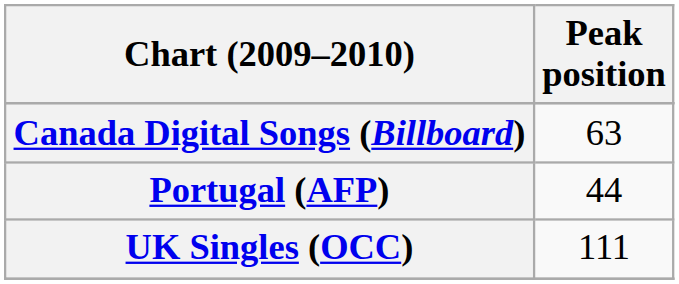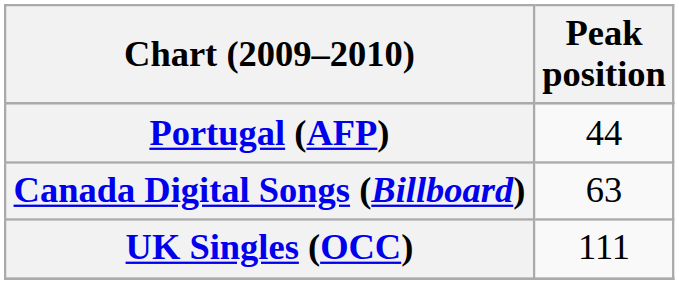rows swapped: (269, 132) <-> (269, 190)
